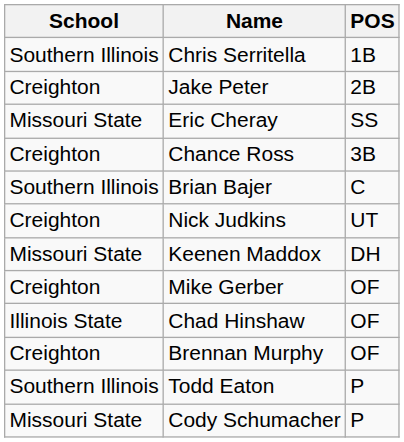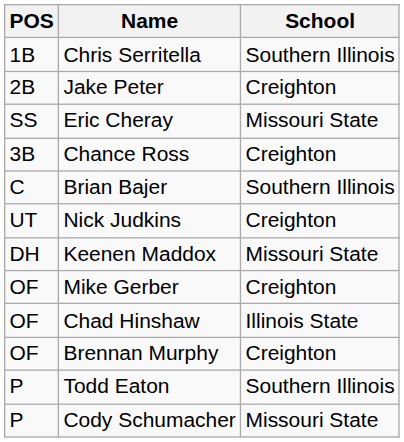columns swapped: (373, 21) <-> (84, 21)
